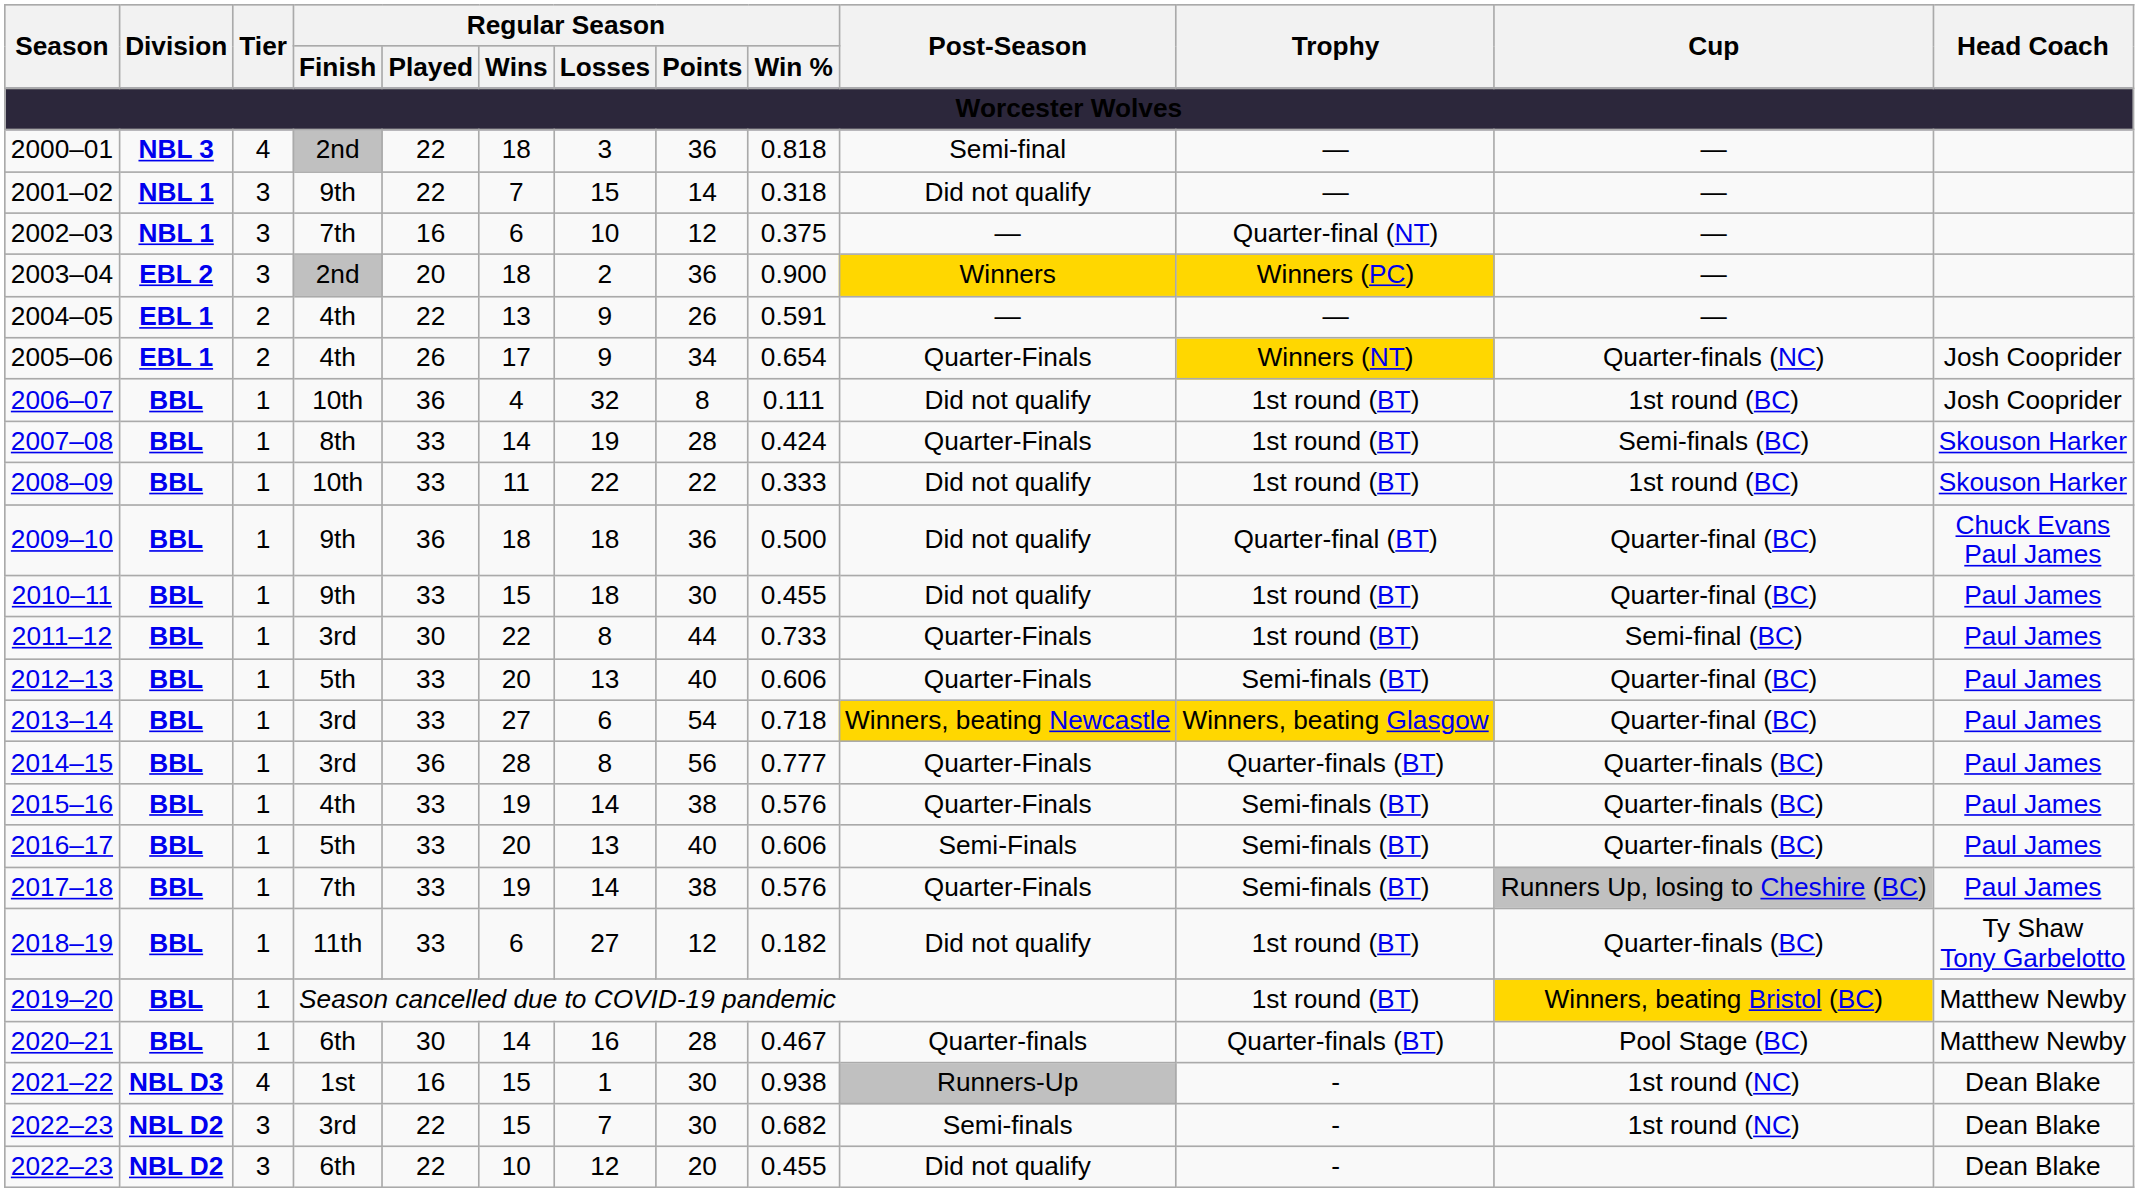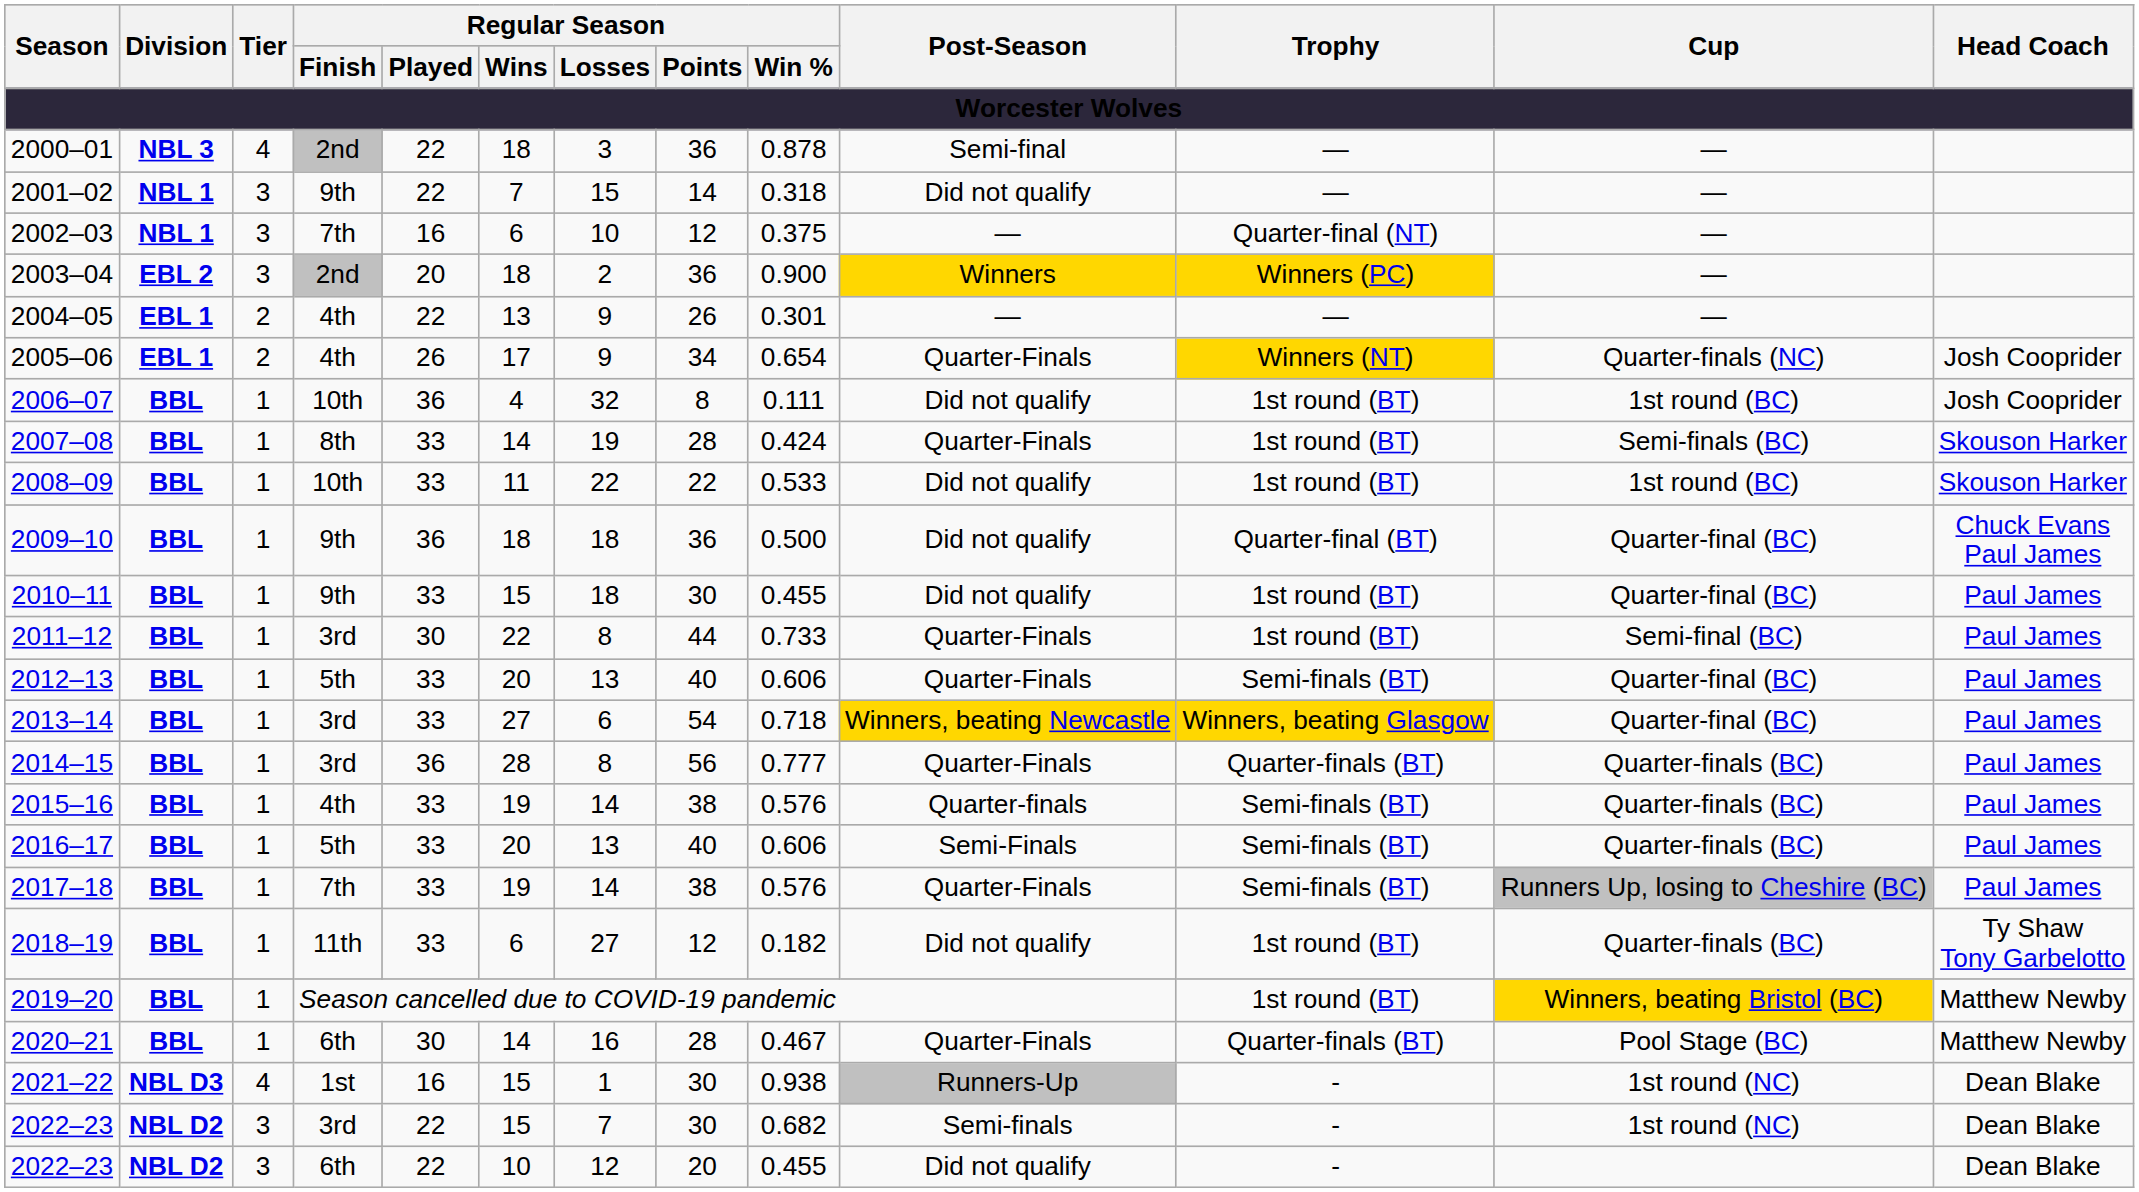(794, 150) 0.818 -> (794, 150) 0.878
(794, 316) 0.591 -> (794, 316) 0.301
(794, 483) 0.333 -> (794, 483) 0.533
(1008, 803) Quarter-Finals -> (1008, 803) Quarter-finals
(1008, 1041) Quarter-finals -> (1008, 1041) Quarter-Finals
